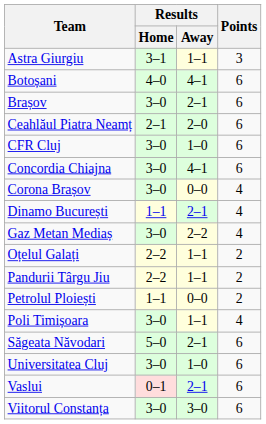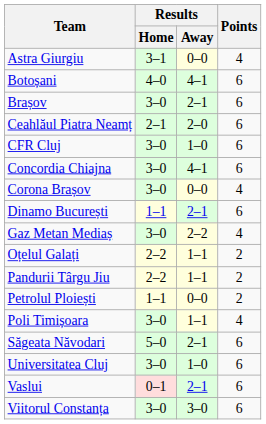(197, 59) 1–1 -> (197, 59) 0–0
(239, 59) 3 -> (239, 59) 4
(239, 211) 4 -> (239, 211) 6
